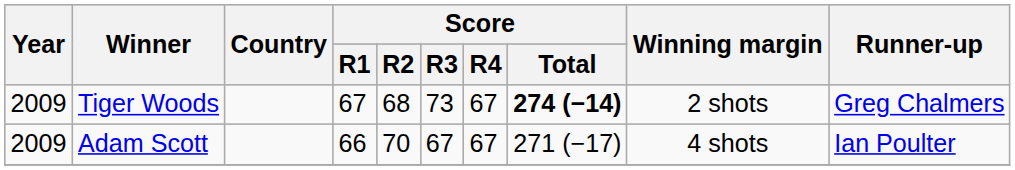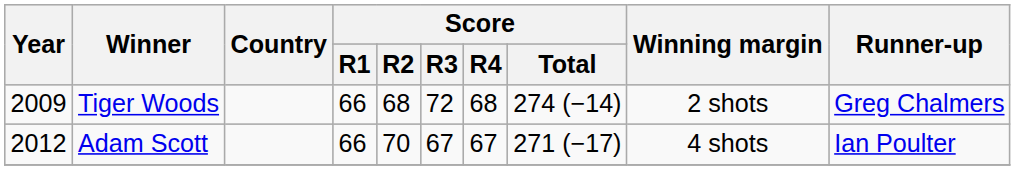(352, 104) 67 -> (352, 104) 66
(440, 104) 73 -> (440, 104) 72
(484, 104) 67 -> (484, 104) 68
(567, 104) bold -> (567, 104) normal
(39, 143) 2009 -> (39, 143) 2012
